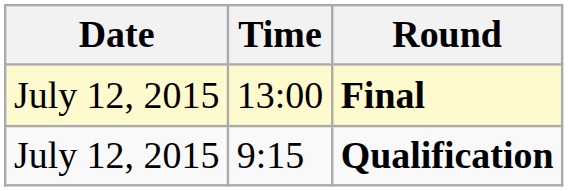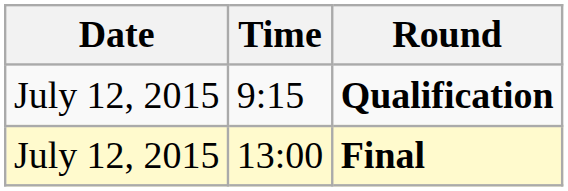rows swapped: (447, 154) <-> (383, 94)
